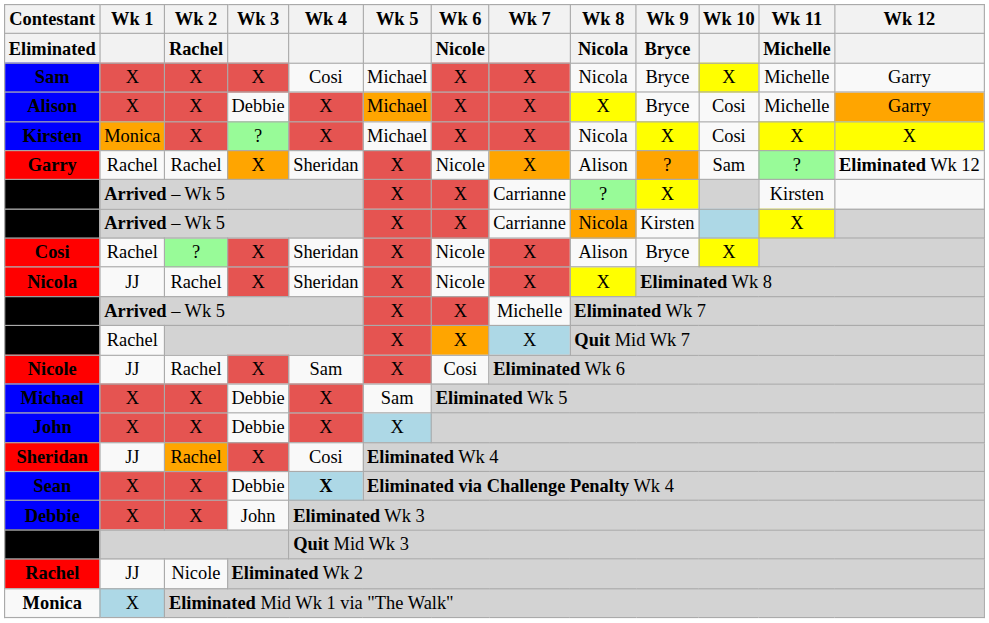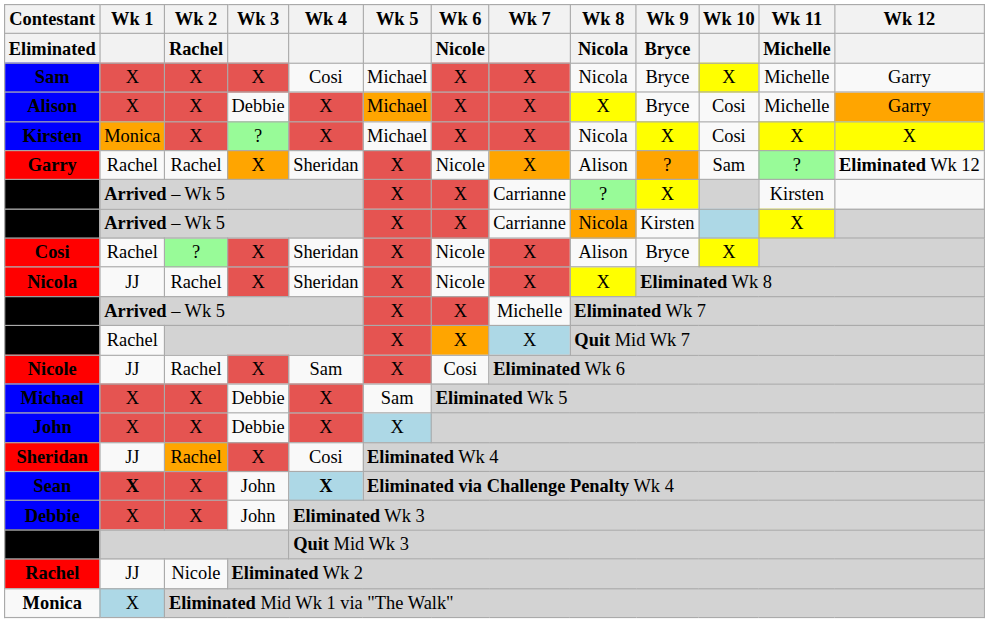(132, 485) normal -> (132, 485) bold
(258, 485) Debbie -> (258, 485) John
